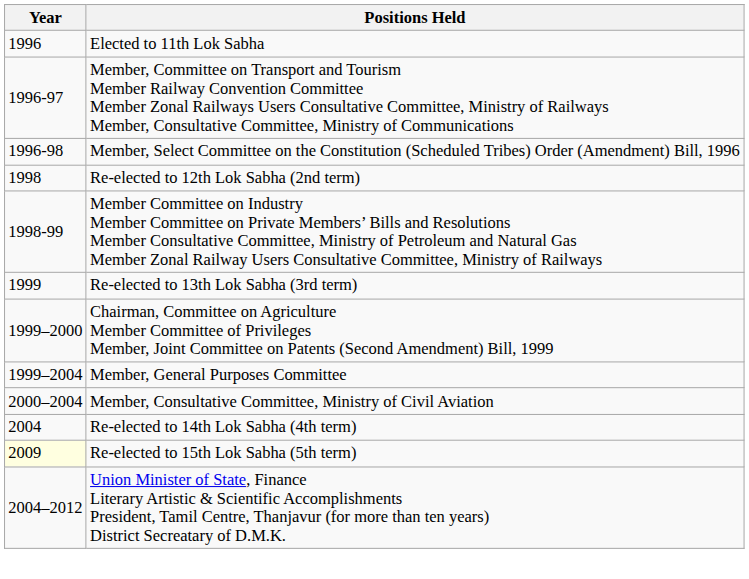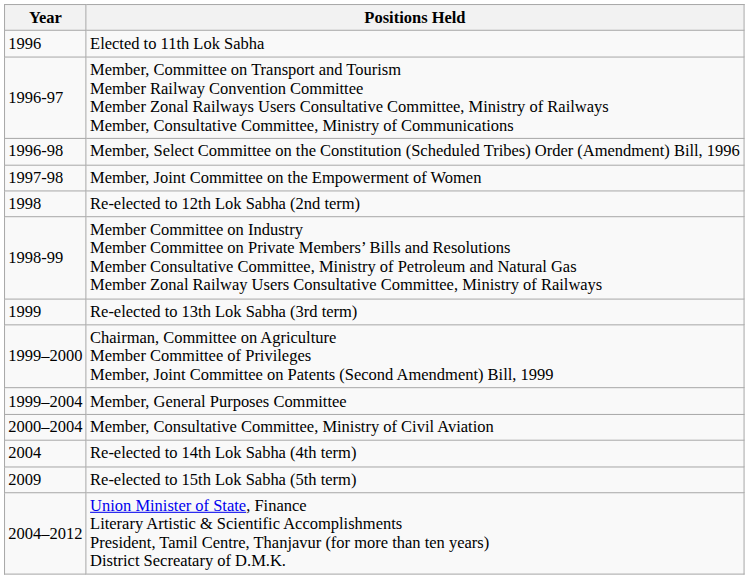+ row: (286, 177)
(25, 453) lightyellow background -> (25, 479) no background
